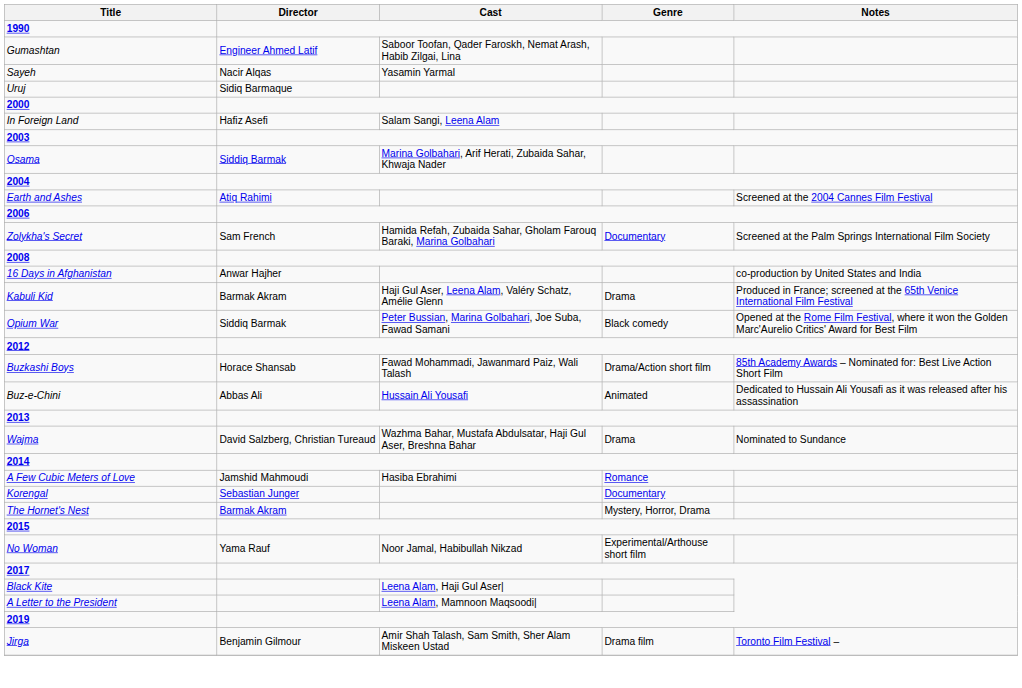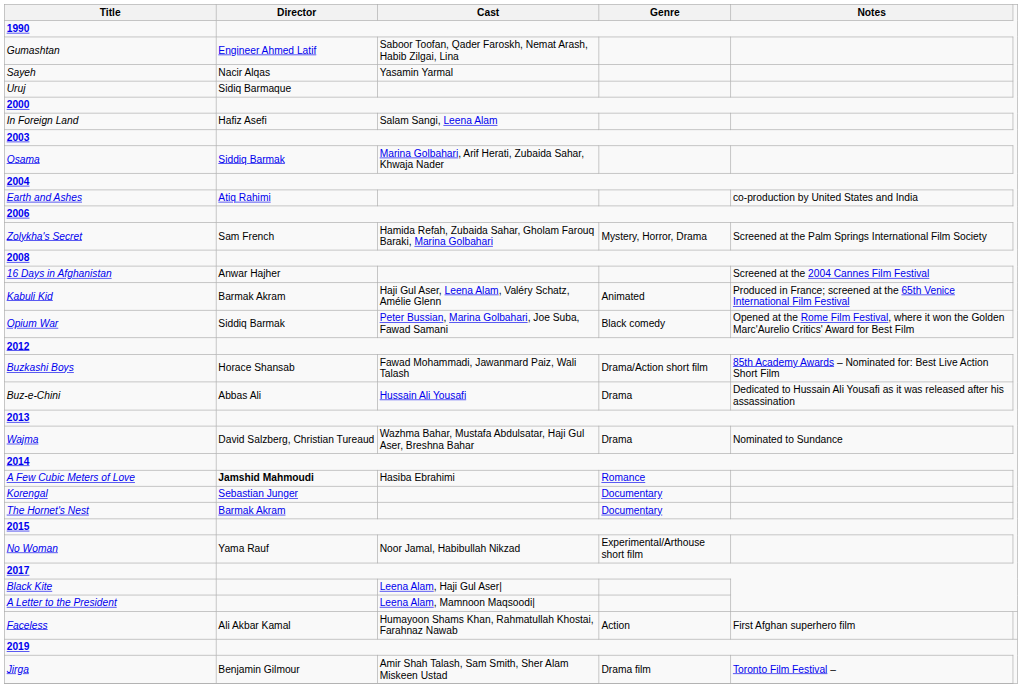(834, 198) Screened at the 2004 Cannes Film Festival -> (825, 198) co-production by United States and India
(635, 236) Documentary -> (654, 236) Mystery, Horror, Drama
(829, 274) co-production by United States and India -> (831, 274) Screened at the 2004 Cannes Film Festival
(620, 296) Drama -> (623, 296) Animated
(626, 396) Animated -> (617, 396) Drama
(264, 478) normal -> (266, 478) bold
(657, 510) Mystery, Horror, Drama -> (632, 510) Documentary
+ row: (27, 625)
